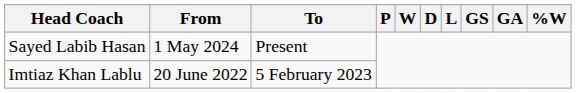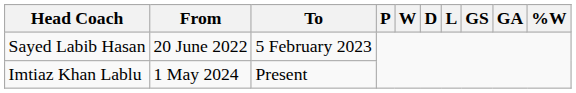(196, 46) 1 May 2024 -> (200, 46) 20 June 2022
(281, 46) Present -> (314, 46) 5 February 2023
(200, 74) 20 June 2022 -> (196, 74) 1 May 2024
(314, 74) 5 February 2023 -> (281, 74) Present
